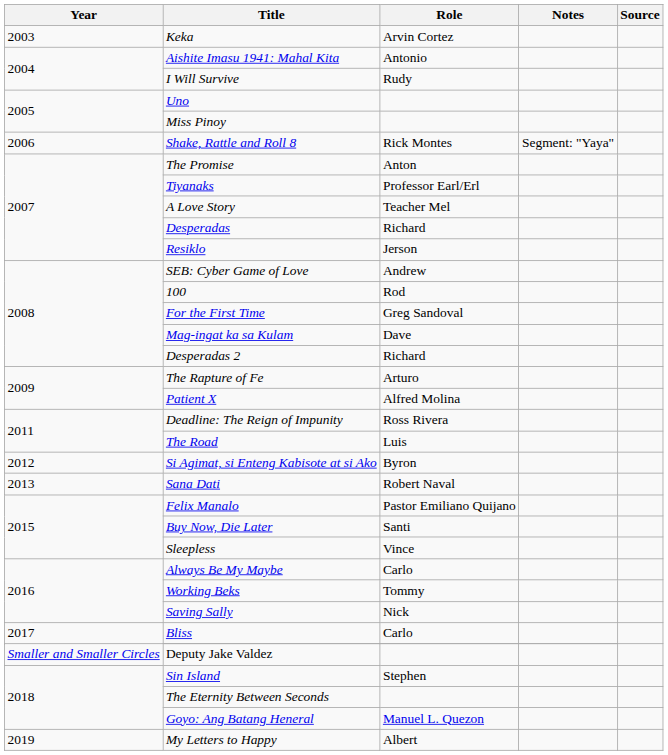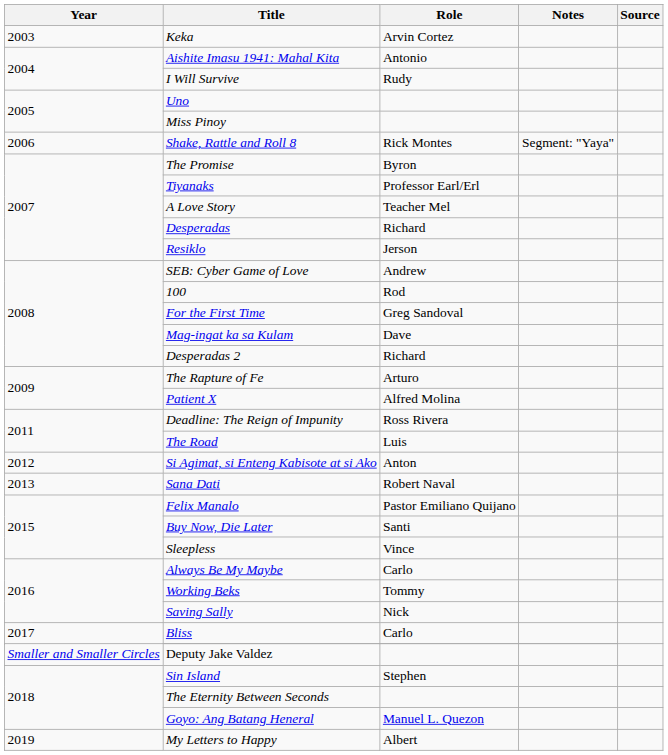(400, 164) Anton -> (400, 164) Byron
(400, 462) Byron -> (400, 462) Anton
